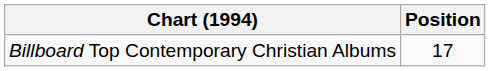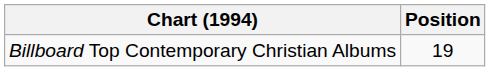(443, 50) 17 -> (443, 50) 19
